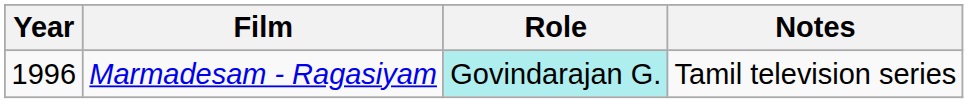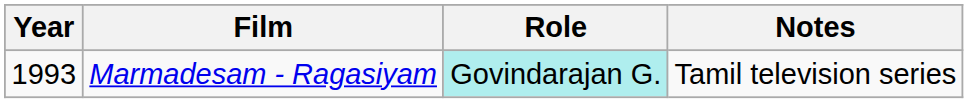(44, 73) 1996 -> (44, 73) 1993
